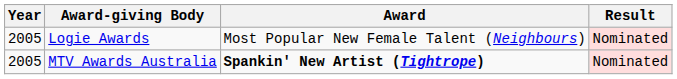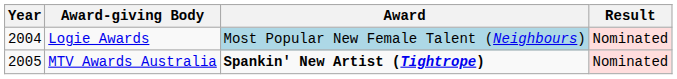(25, 39) 2005 -> (25, 39) 2004
(405, 39) no background -> (405, 39) lightblue background
